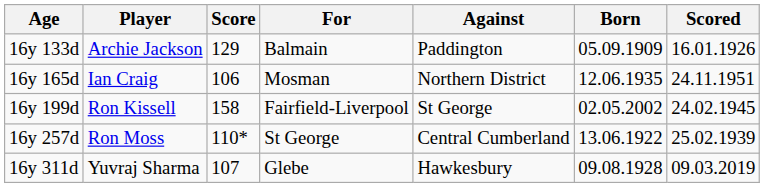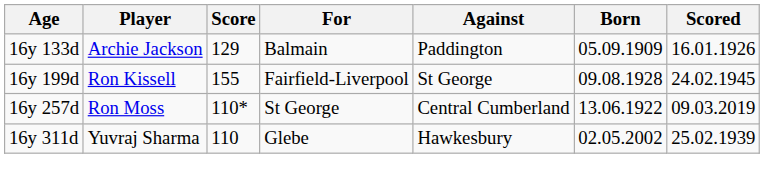- row: (44, 78)
(225, 108) 158 -> (225, 78) 155
(620, 108) 02.05.2002 -> (620, 78) 09.08.1928
(713, 138) 25.02.1939 -> (713, 108) 09.03.2019
(225, 167) 107 -> (225, 138) 110
(620, 167) 09.08.1928 -> (620, 138) 02.05.2002
(713, 167) 09.03.2019 -> (713, 138) 25.02.1939
